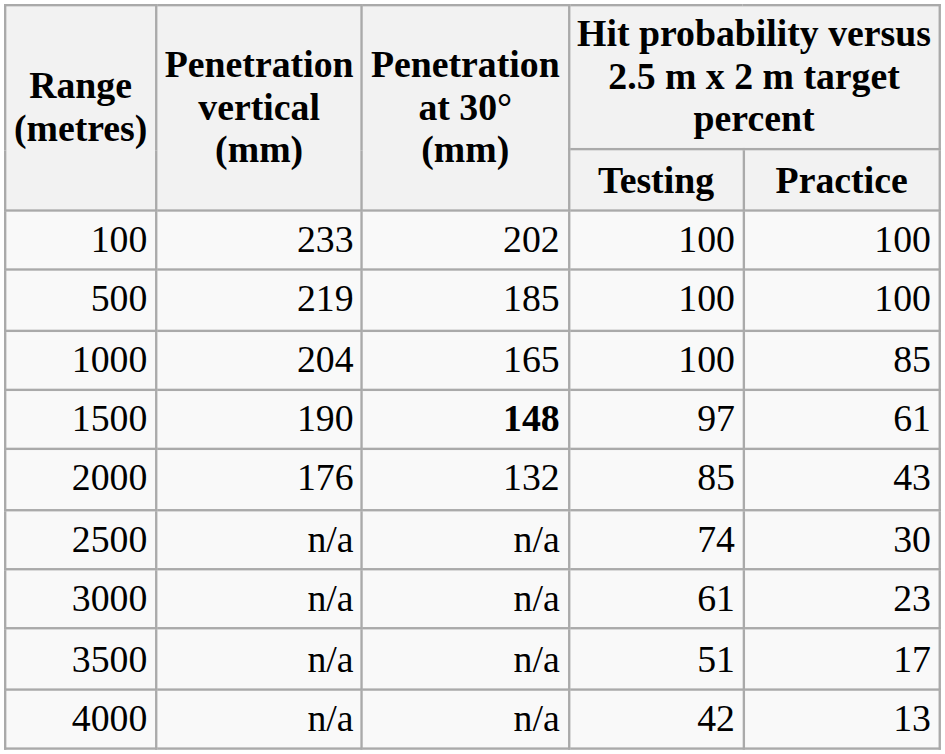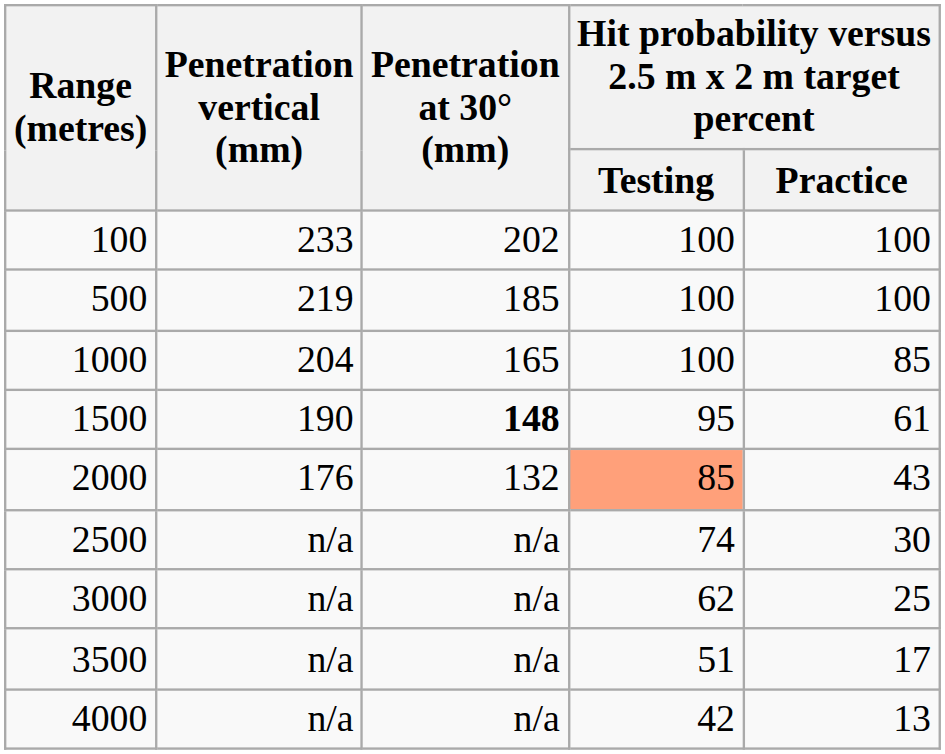(716, 418) 97 -> (716, 418) 95
(716, 478) no background -> (716, 478) lightsalmon background
(716, 598) 61 -> (716, 598) 62
(912, 598) 23 -> (912, 598) 25
